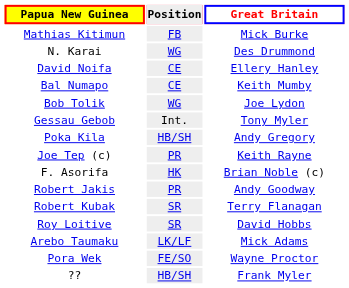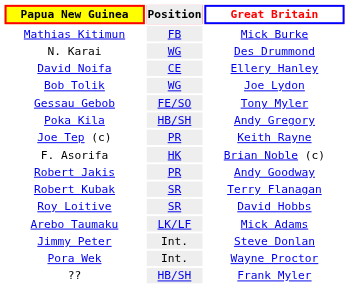- row: (74, 86)
(174, 120) Int. -> (174, 103) FE/SO
+ row: (74, 241)
(174, 258) FE/SO -> (174, 258) Int.
